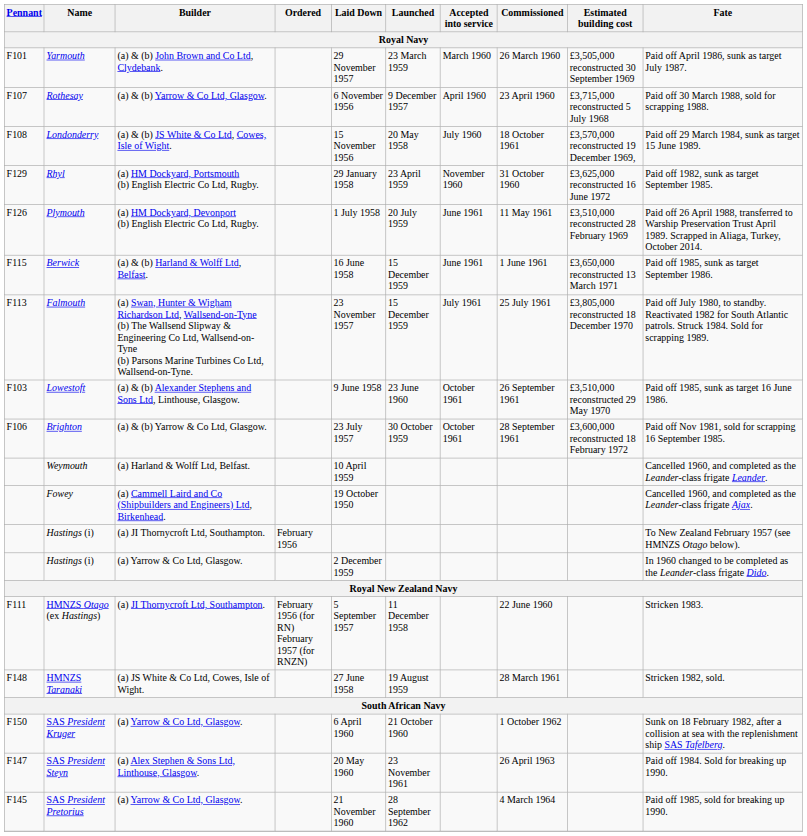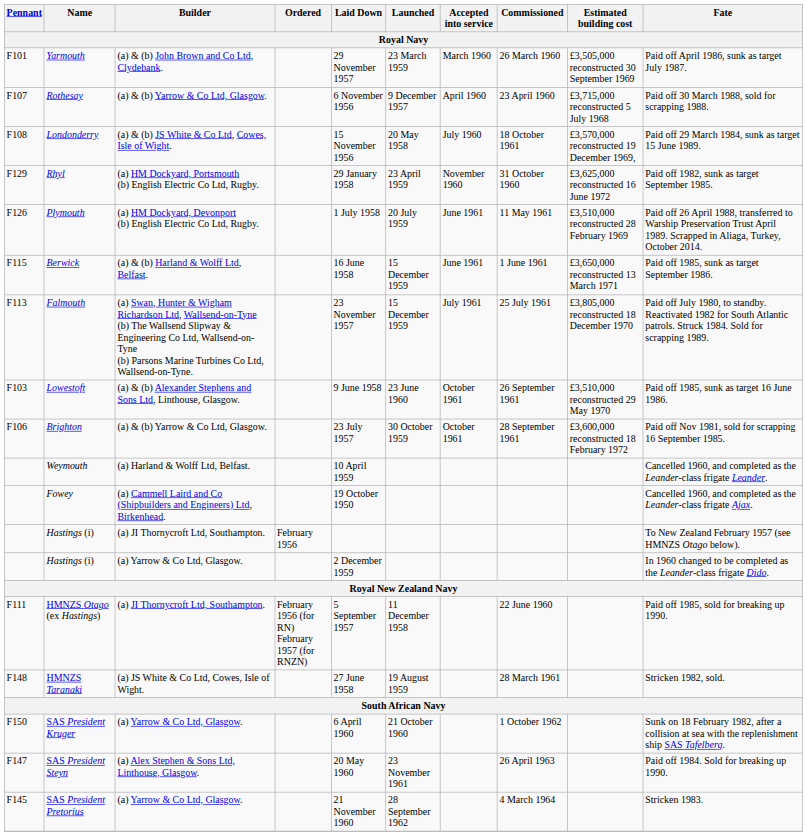(674, 604) Stricken 1983. -> (715, 609) Paid off 1985, sold for breaking up 1990.
(715, 805) Paid off 1985, sold for breaking up 1990. -> (674, 799) Stricken 1983.
